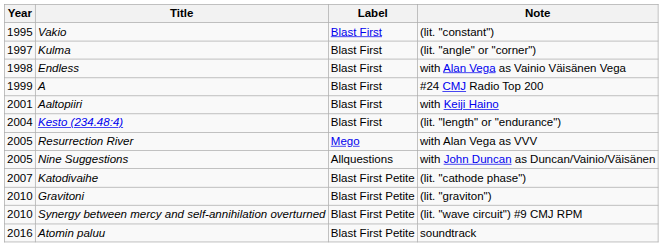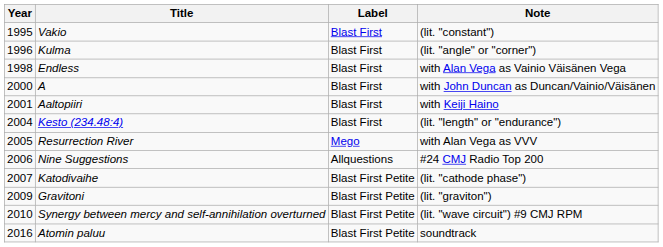(20, 50) 1997 -> (20, 50) 1996
(20, 86) 1999 -> (20, 86) 2000
(482, 86) #24 CMJ Radio Top 200 -> (538, 86) with John Duncan as Duncan/Vainio/Väisänen
(20, 159) 2005 -> (20, 159) 2006
(538, 159) with John Duncan as Duncan/Vainio/Väisänen -> (482, 159) #24 CMJ Radio Top 200
(20, 196) 2010 -> (20, 196) 2009
